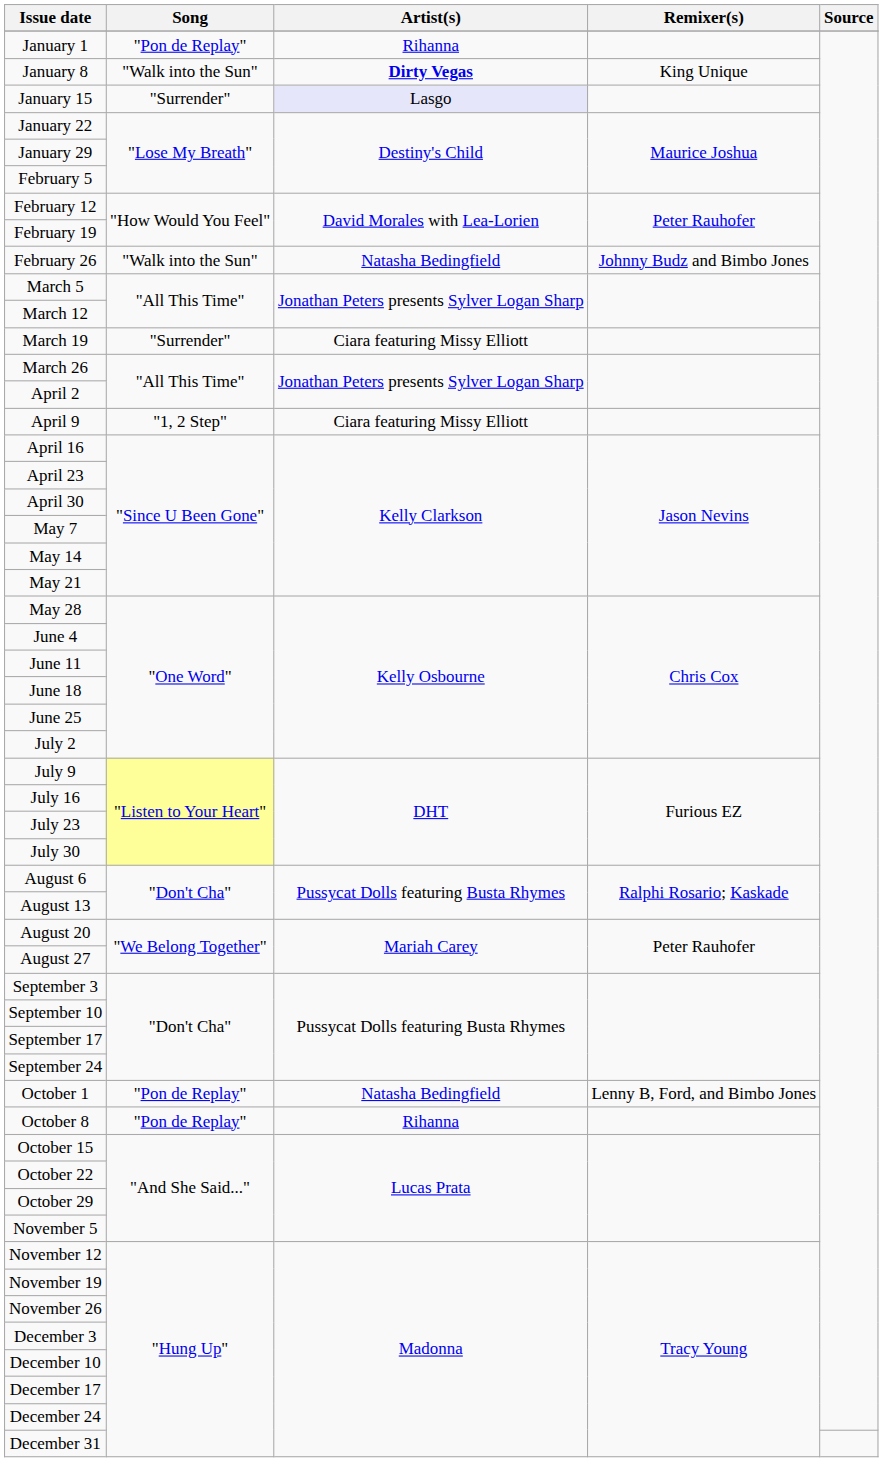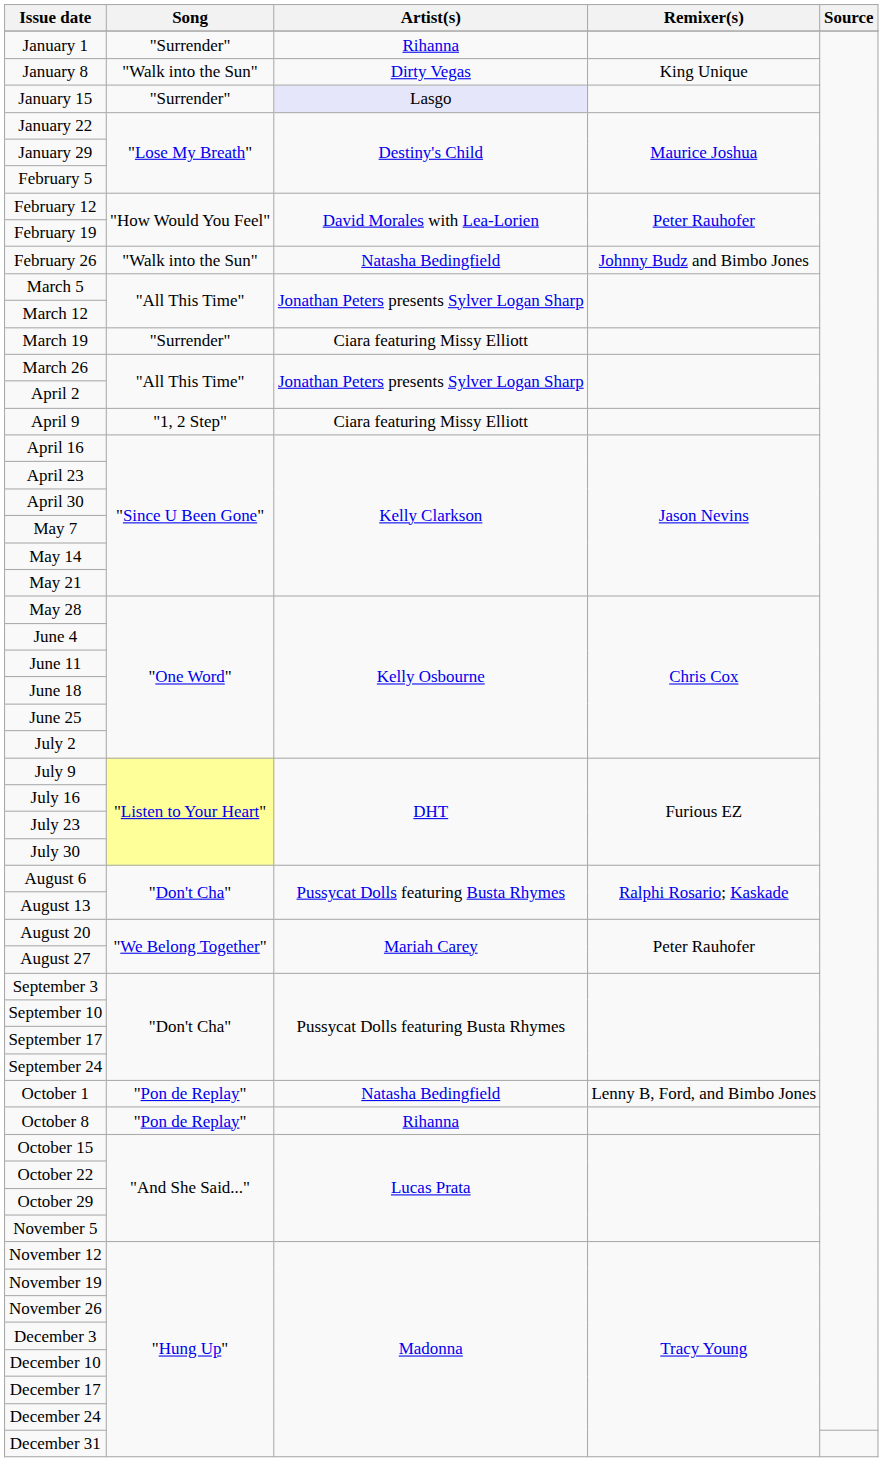(190, 44) "Pon de Replay" -> (190, 44) "Surrender"
(431, 71) bold -> (431, 71) normal
